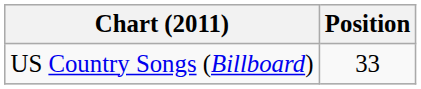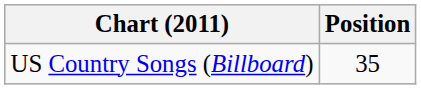(368, 63) 33 -> (368, 63) 35
